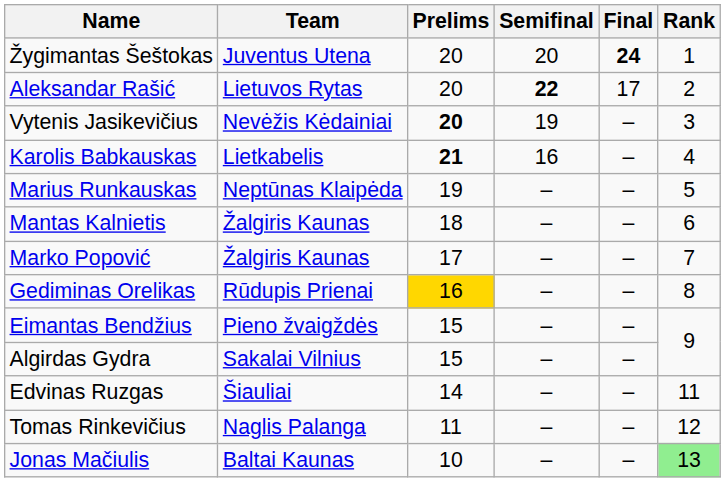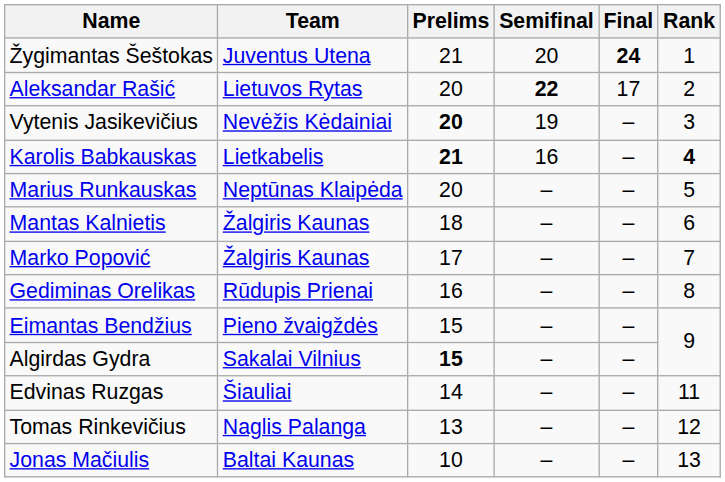(451, 55) 20 -> (451, 55) 21
(689, 156) normal -> (689, 156) bold
(451, 190) 19 -> (451, 190) 20
(451, 291) gold background -> (451, 291) no background
(451, 358) normal -> (451, 358) bold
(451, 426) 11 -> (451, 426) 13
(689, 460) lightgreen background -> (689, 460) no background
